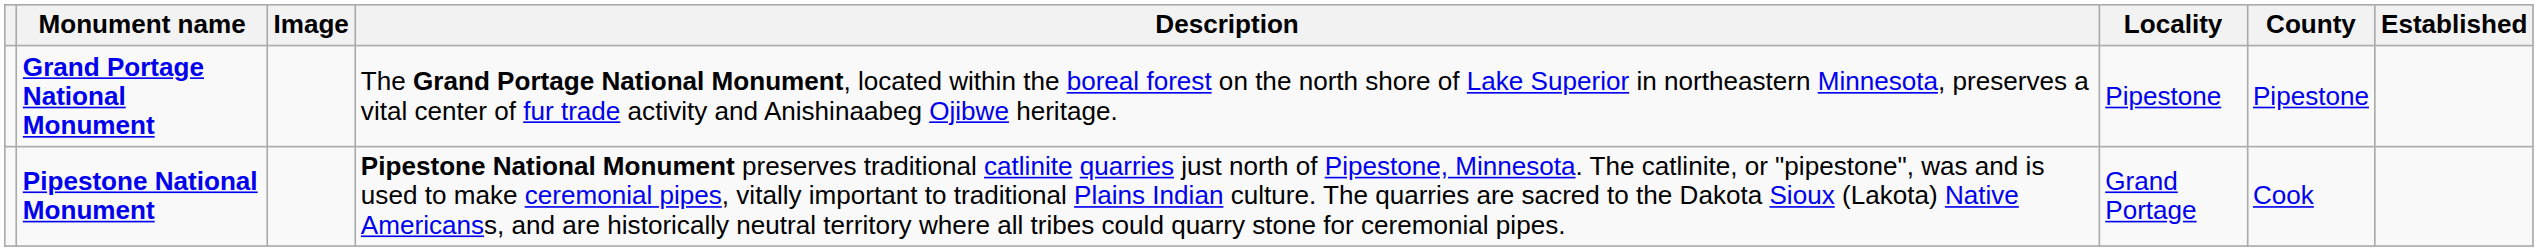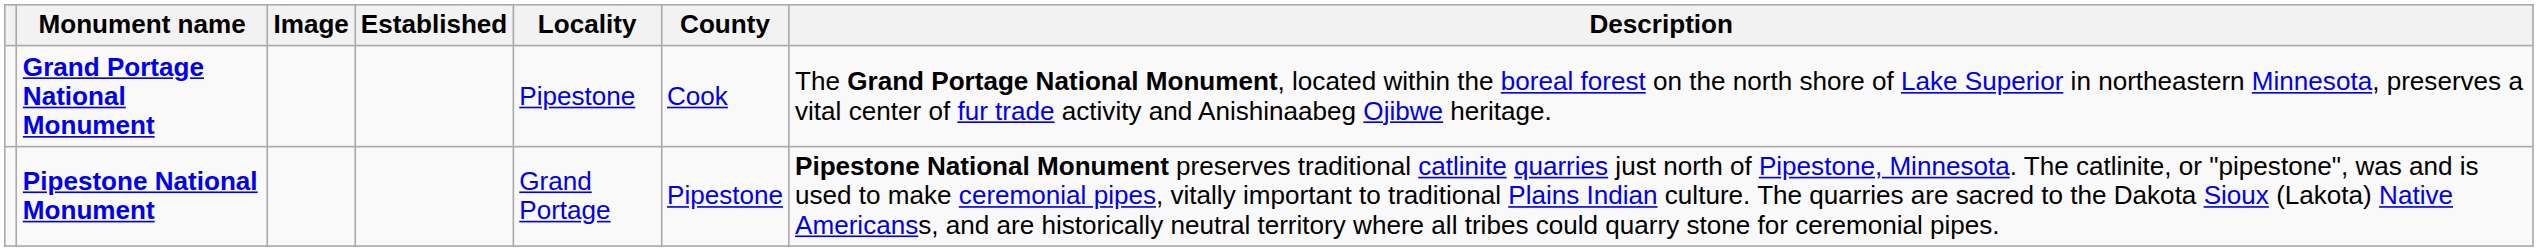columns swapped: (2454, 25) <-> (1227, 25)
(2311, 95) Pipestone -> (697, 95) Cook
(2283, 195) Cook -> (725, 195) Pipestone
